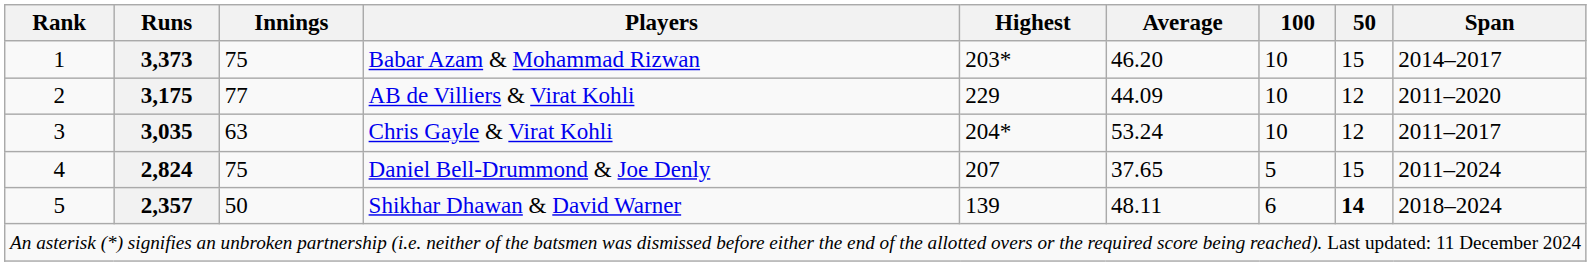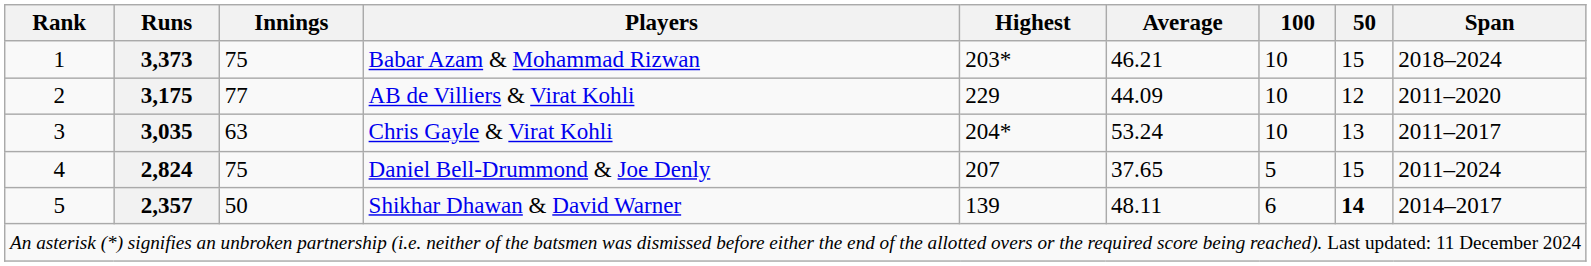(1137, 59) 46.20 -> (1137, 59) 46.21
(1450, 59) 2014–2017 -> (1450, 59) 2018–2024
(1353, 132) 12 -> (1353, 132) 13
(1450, 205) 2018–2024 -> (1450, 205) 2014–2017
